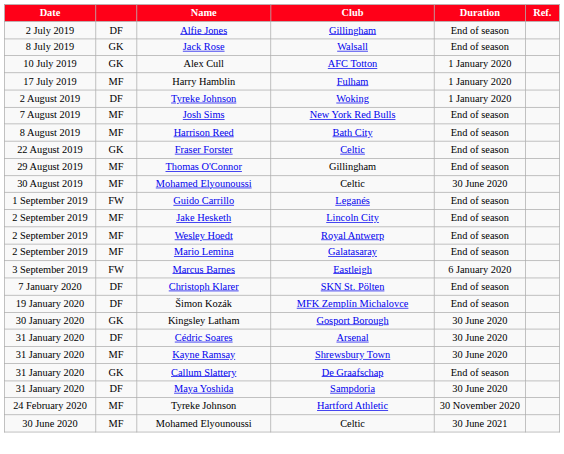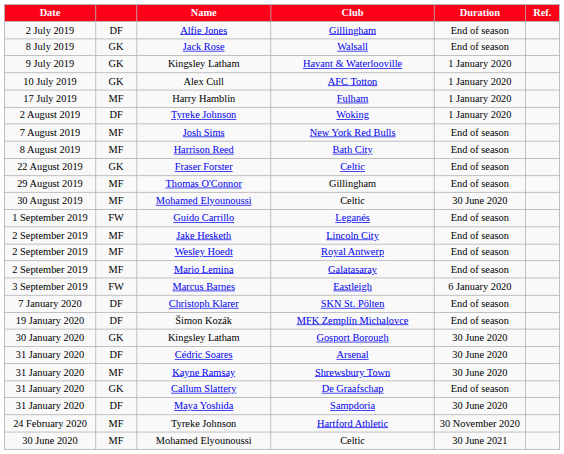+ row: (50, 64)
